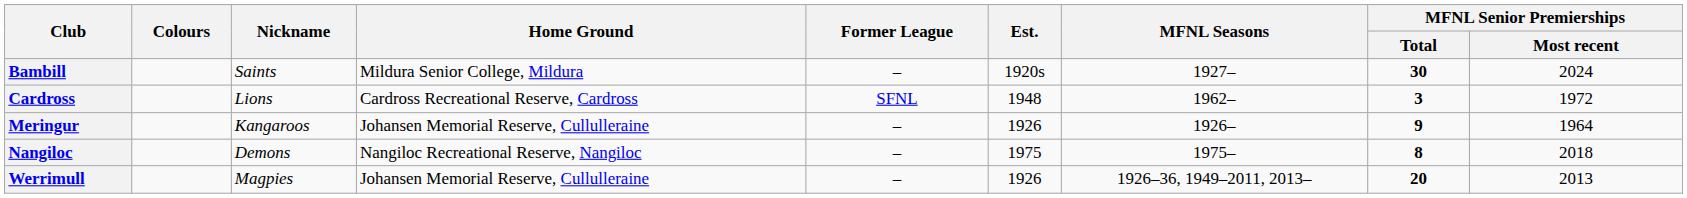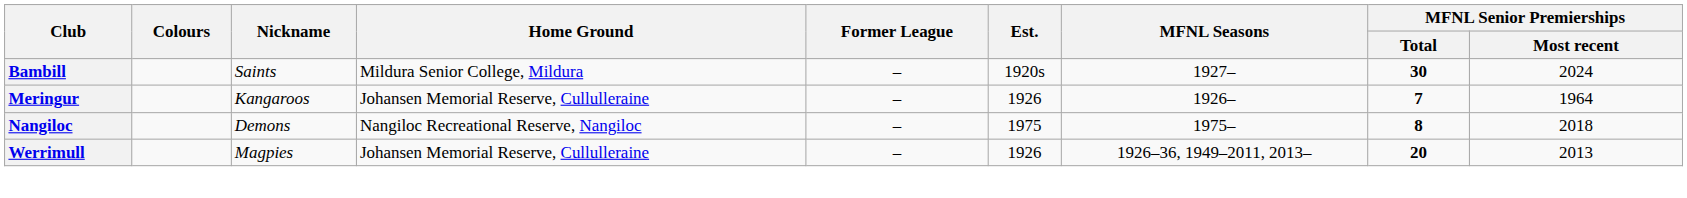- row: (42, 98)
(1419, 125) 9 -> (1419, 98) 7
